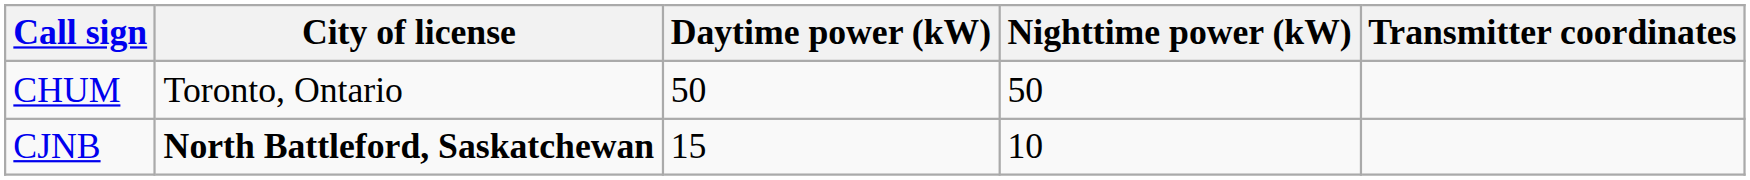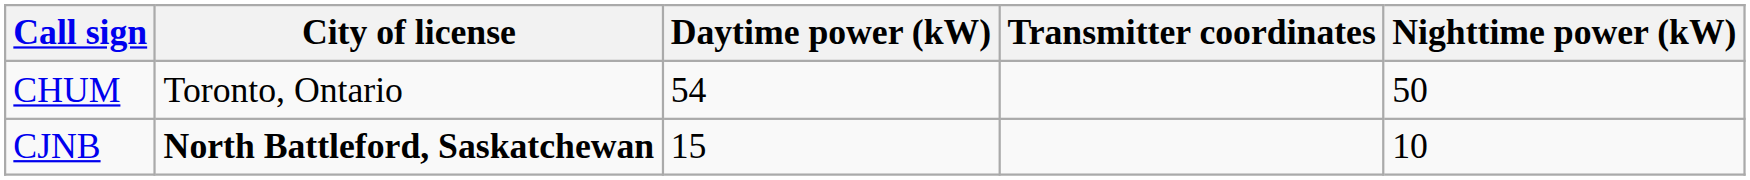columns swapped: (1180, 32) <-> (1552, 32)
(689, 89) 50 -> (689, 89) 54
